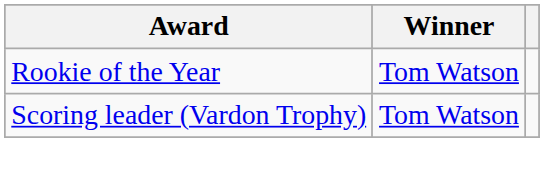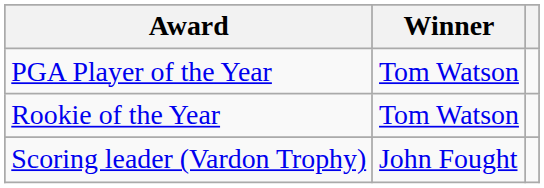+ row: (142, 70)
(449, 114) Tom Watson -> (448, 159) John Fought
